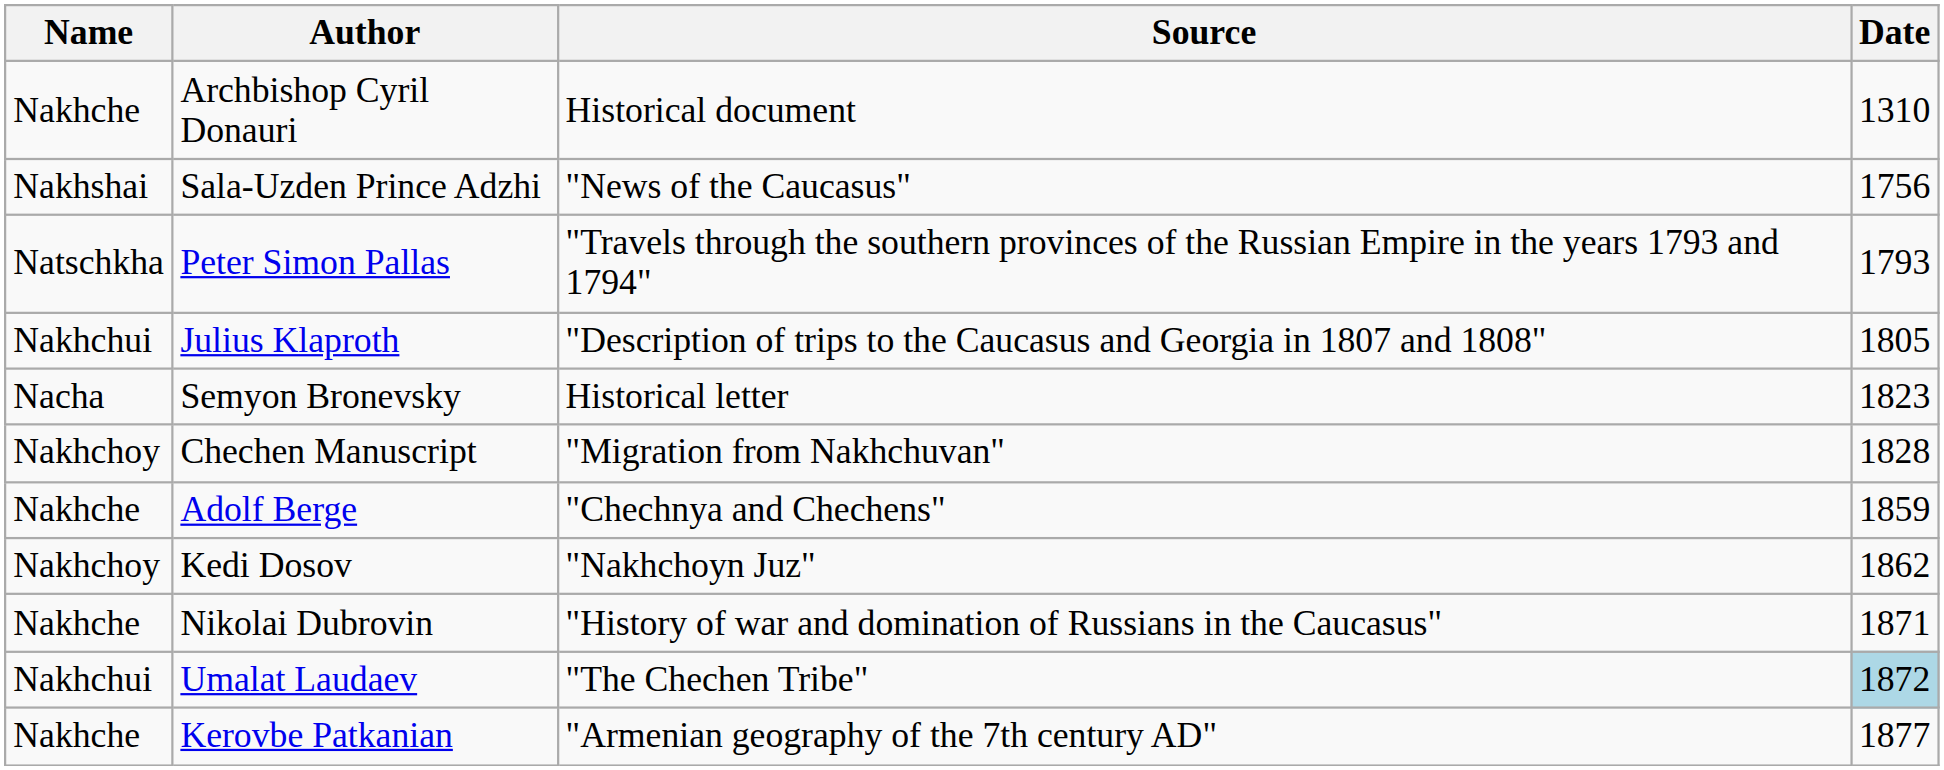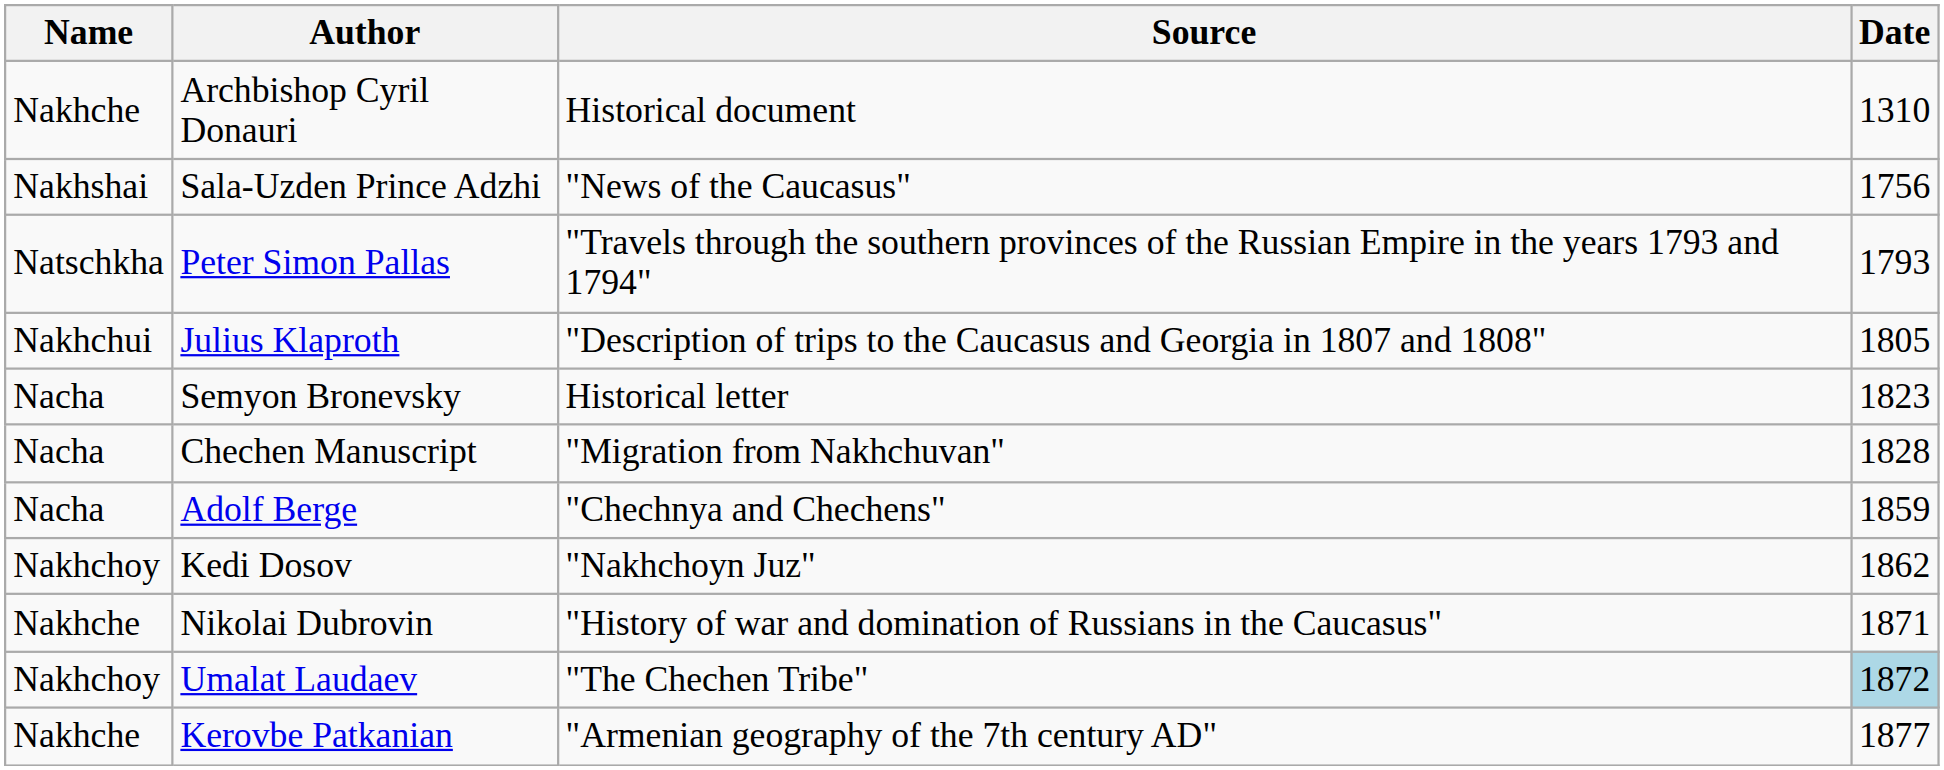(87, 452) Nakhchoy -> (59, 452) Nacha
(77, 509) Nakhche -> (59, 509) Nacha
(83, 678) Nakhchui -> (87, 678) Nakhchoy
